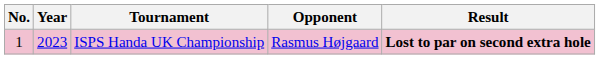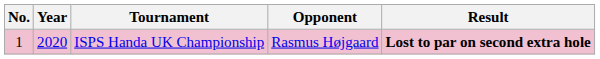(52, 41) 2023 -> (52, 41) 2020
